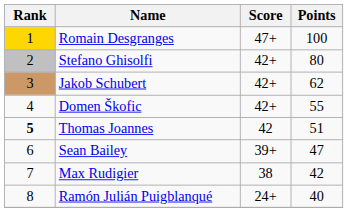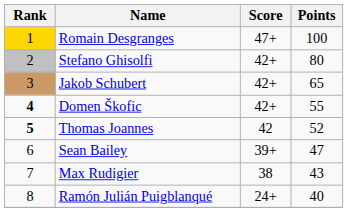(317, 83) 62 -> (317, 83) 65
(30, 106) normal -> (30, 106) bold
(317, 128) 51 -> (317, 128) 52
(317, 173) 42 -> (317, 173) 43
